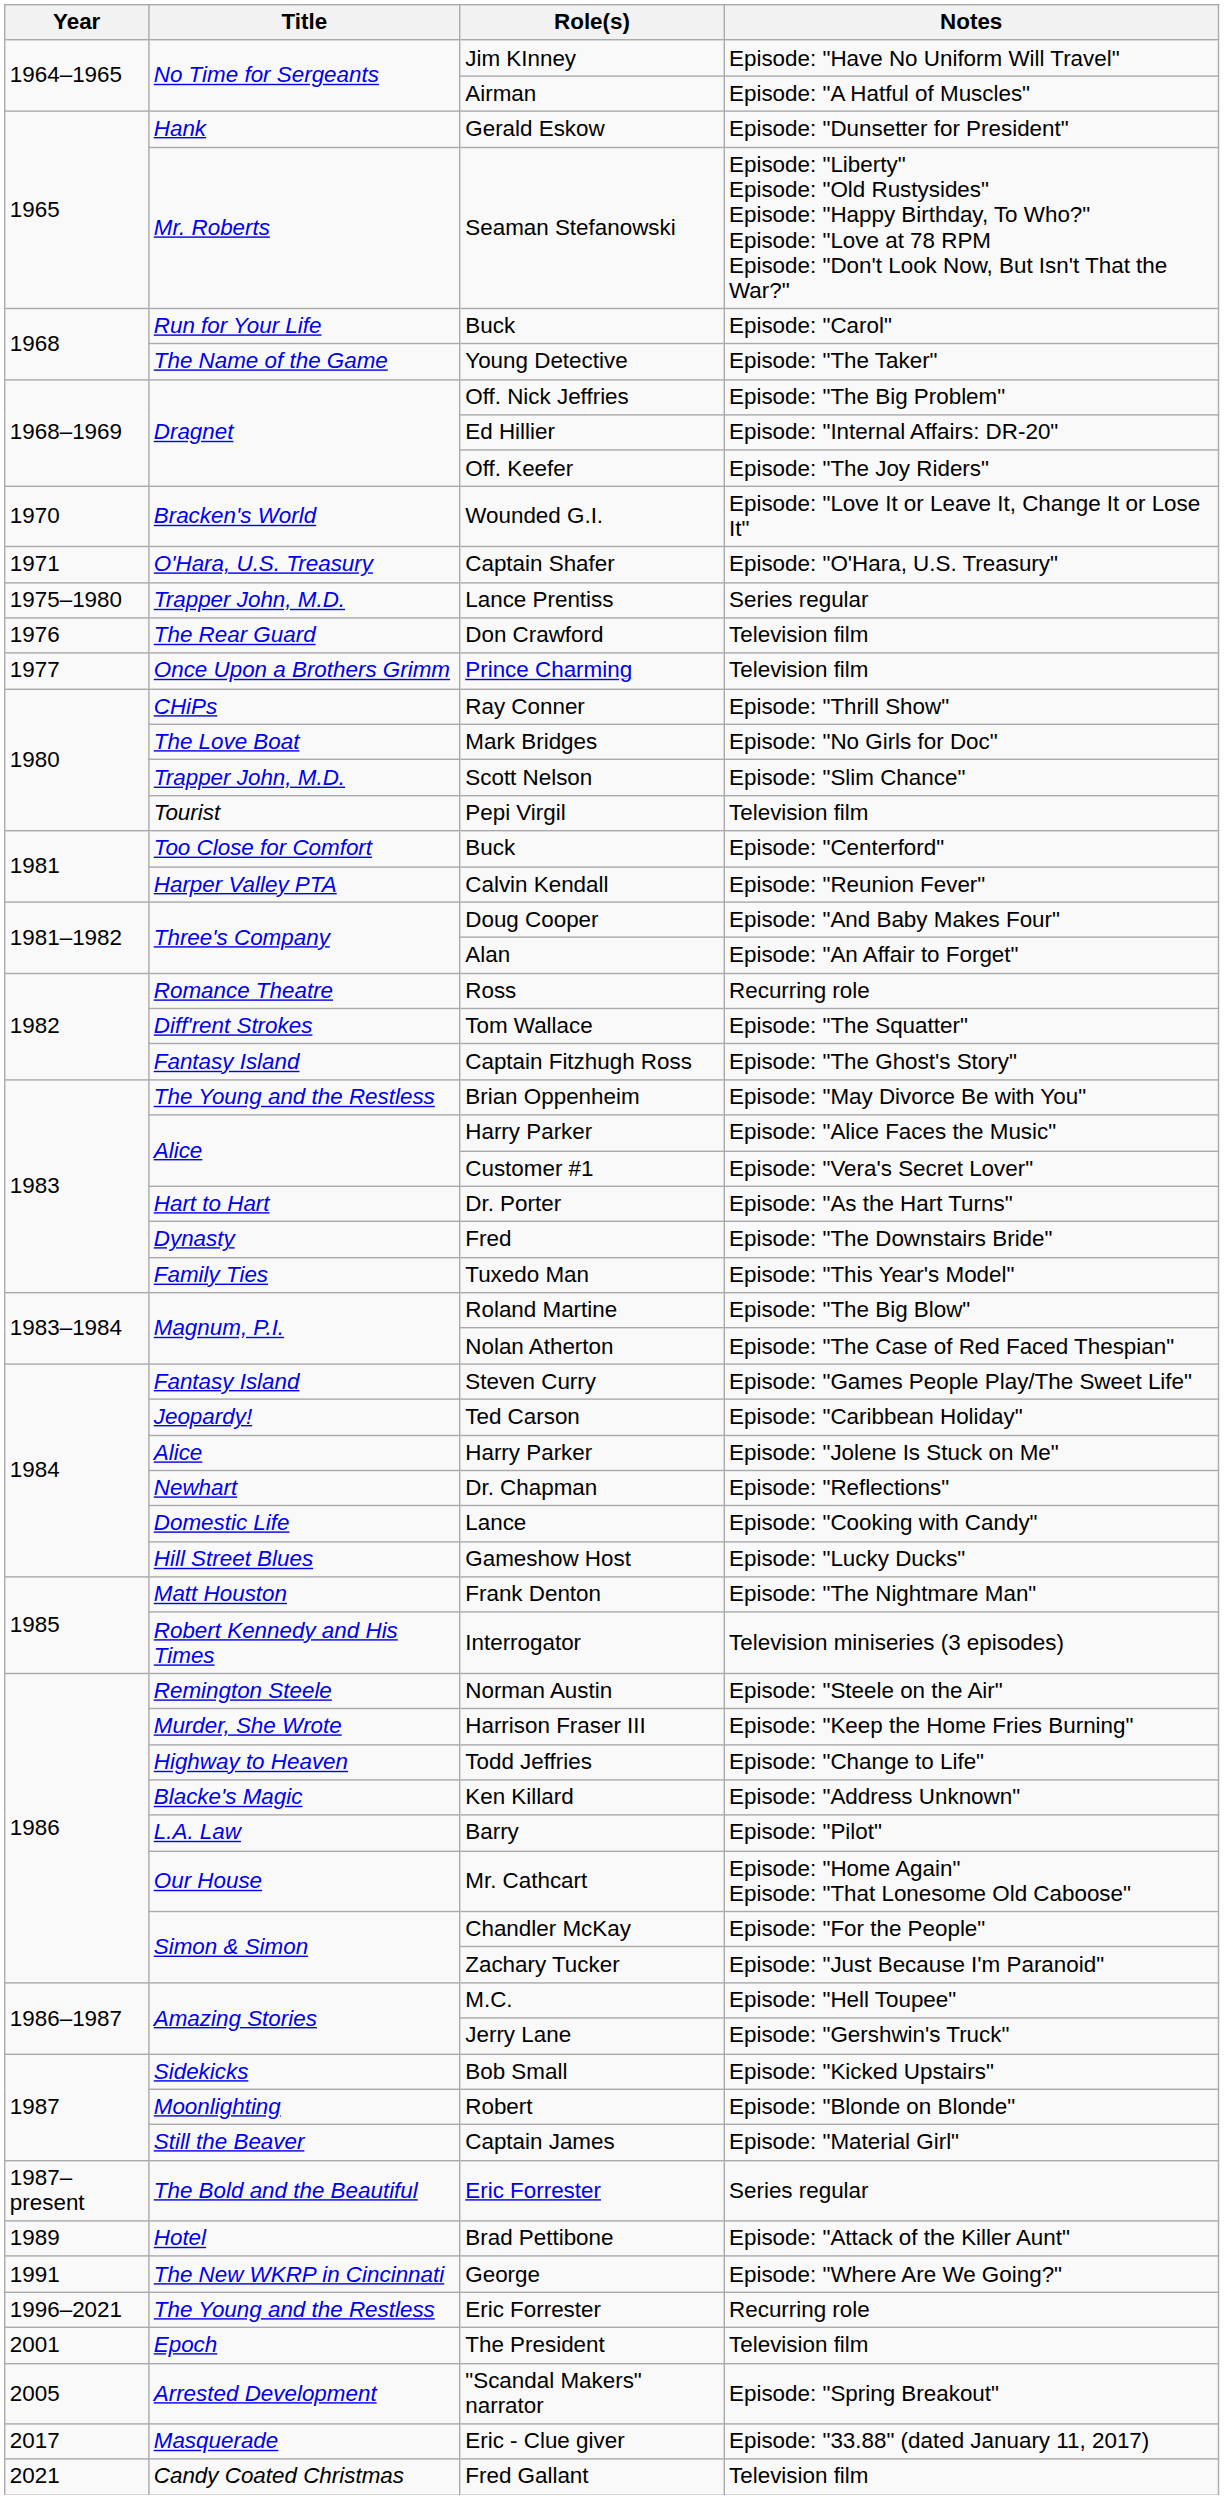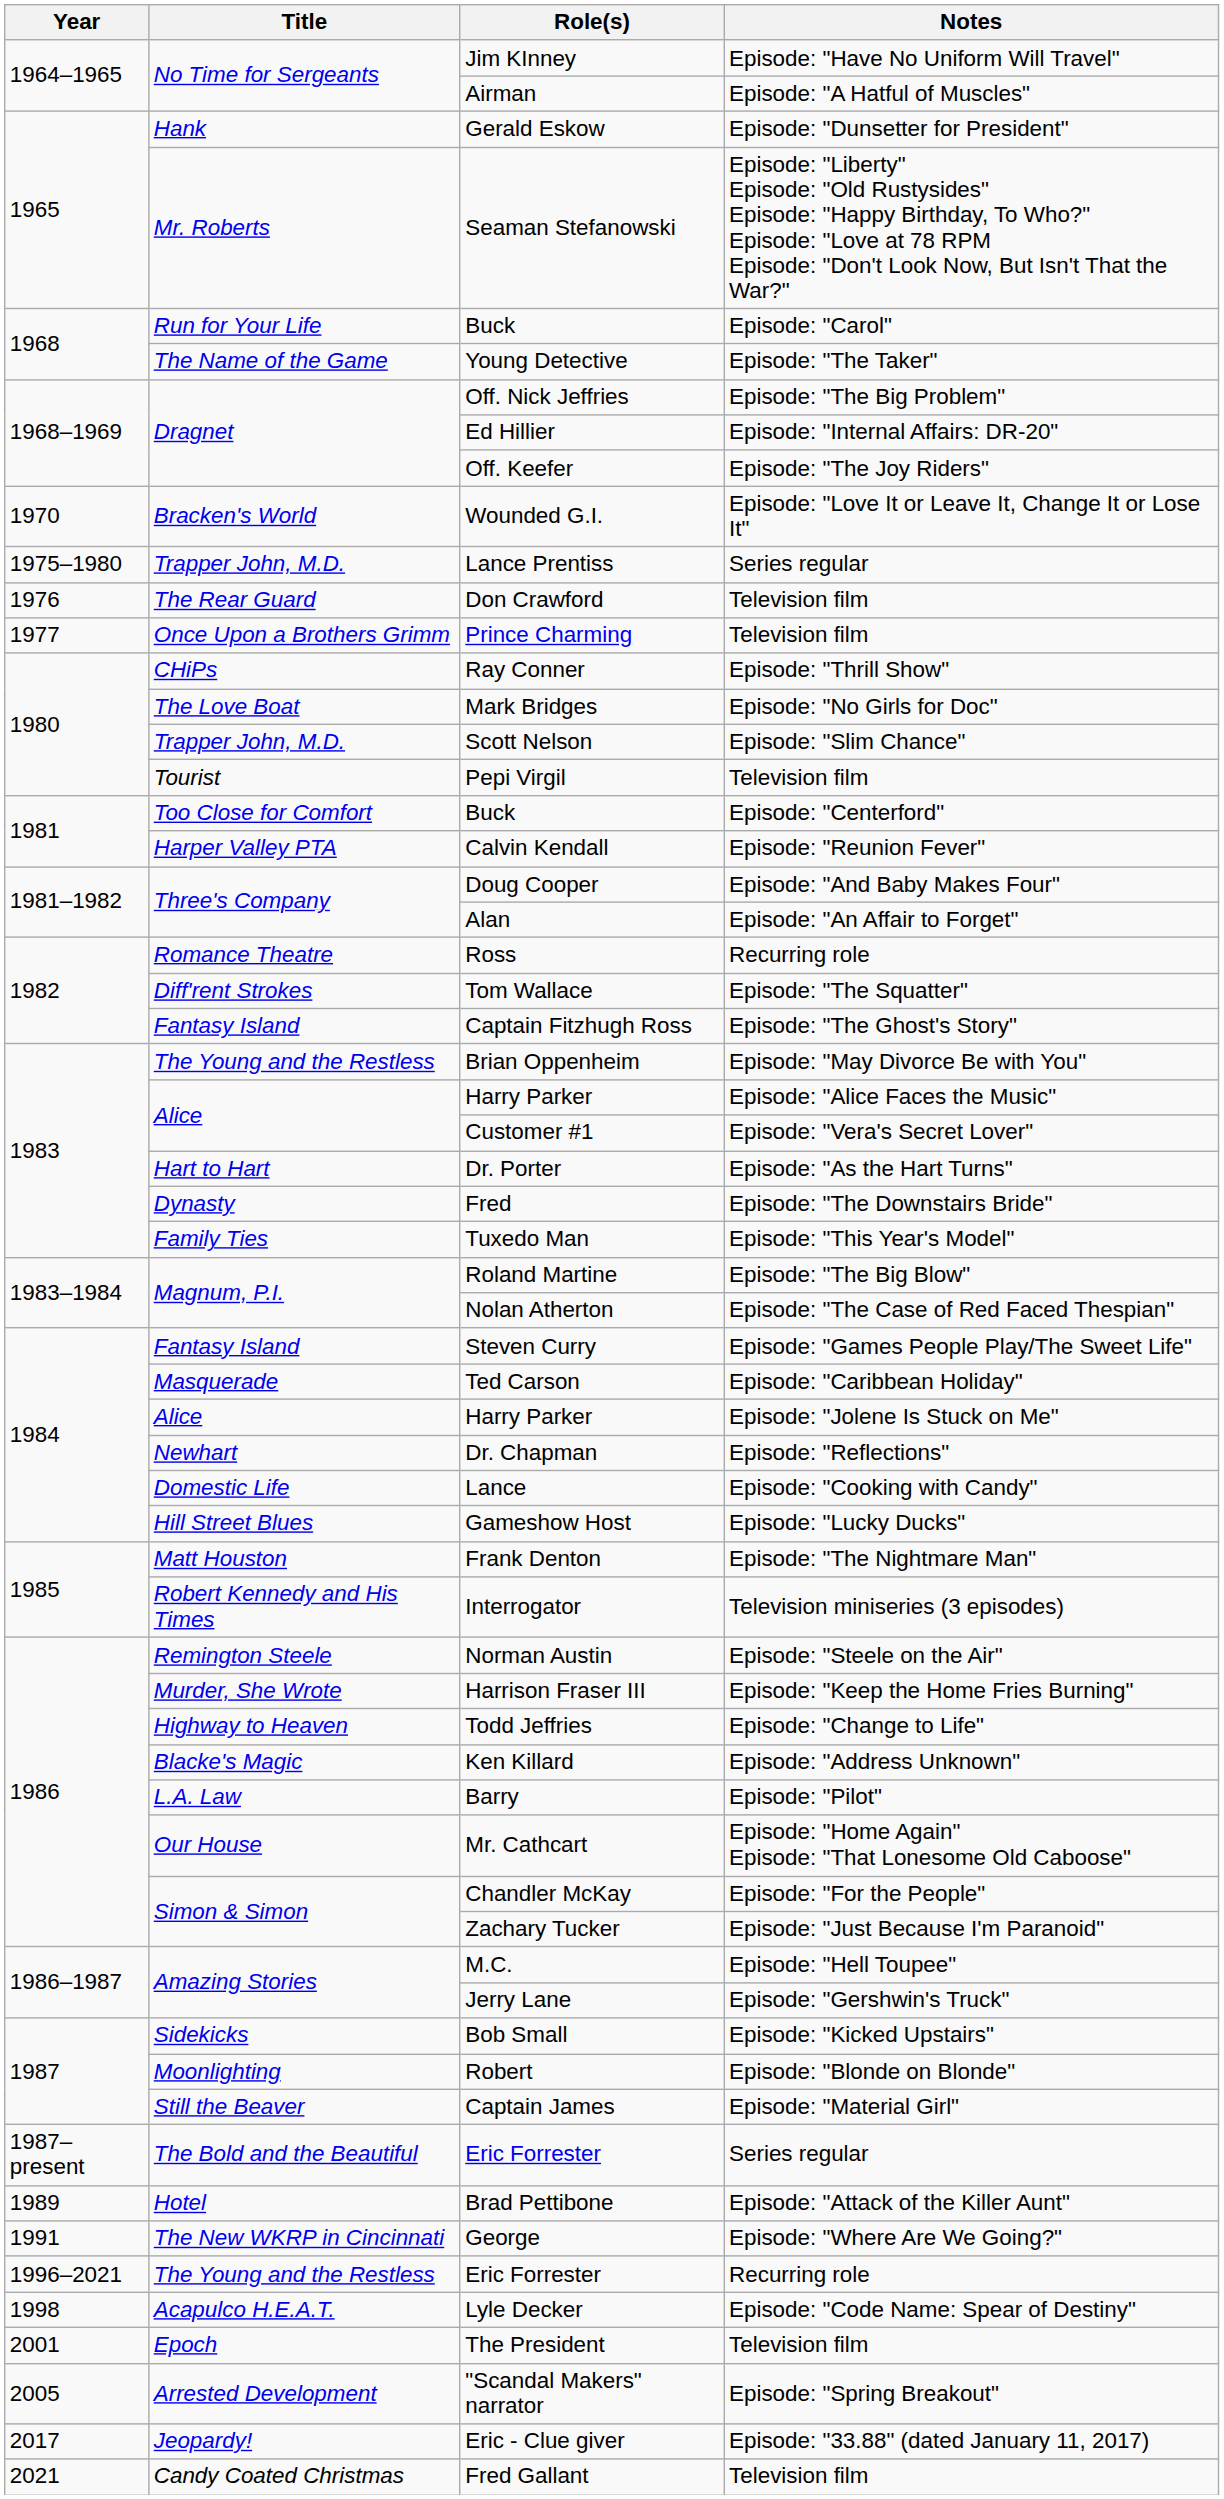- row: (540, 564)
(203, 1416) Jeopardy! -> (216, 1381) Masquerade
+ row: (524, 2309)
(216, 2441) Masquerade -> (203, 2441) Jeopardy!
